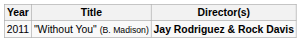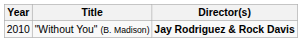(18, 29) 2011 -> (18, 29) 2010
